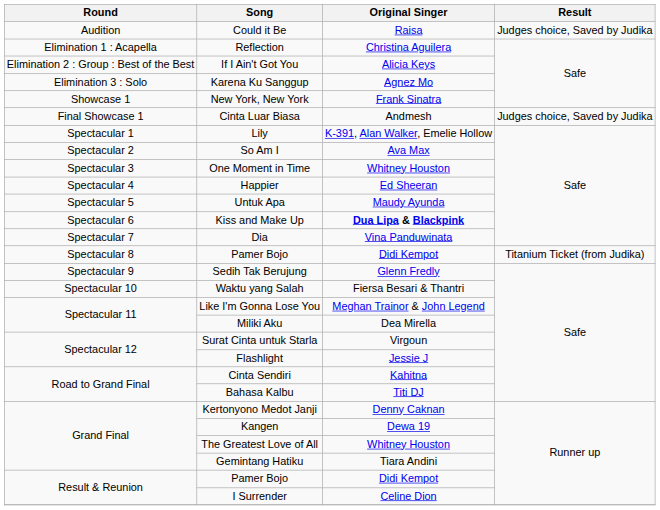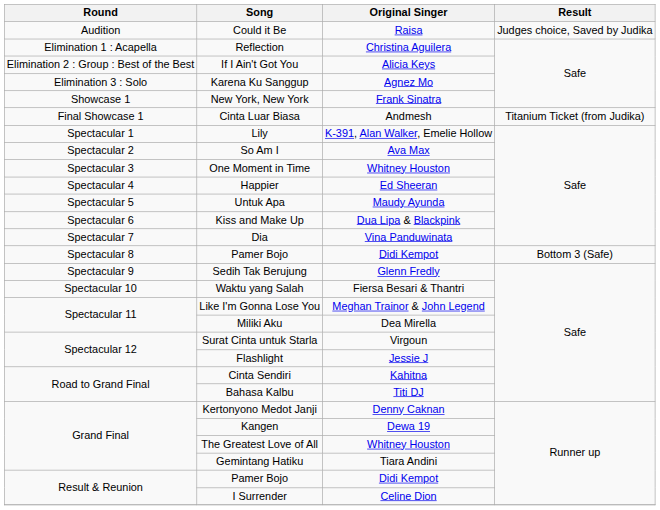(575, 116) Judges choice, Saved by Judika -> (575, 116) Titanium Ticket (from Judika)
(409, 220) bold -> (409, 220) normal
(575, 254) Titanium Ticket (from Judika) -> (575, 254) Bottom 3 (Safe)
